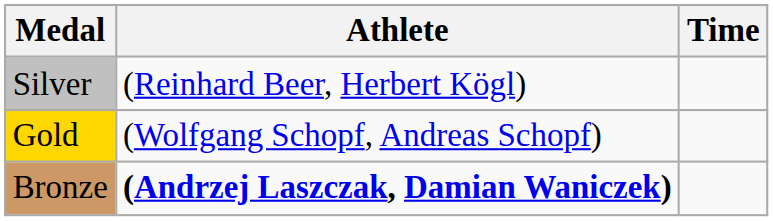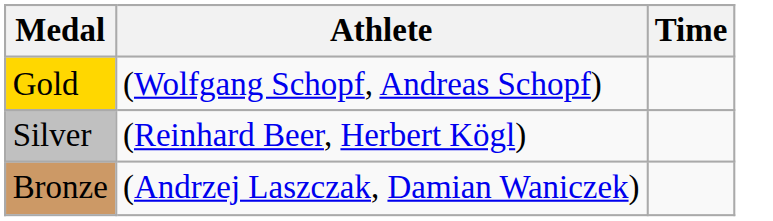rows swapped: (46, 135) <-> (52, 82)
(397, 187) bold -> (381, 187) normal
